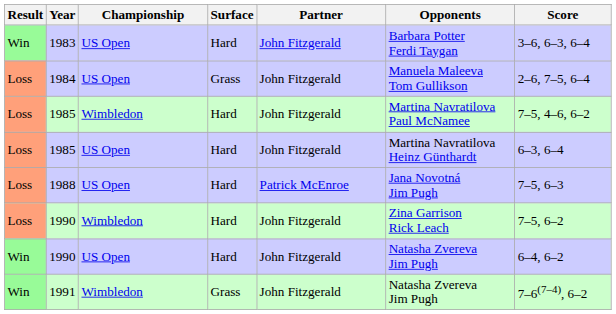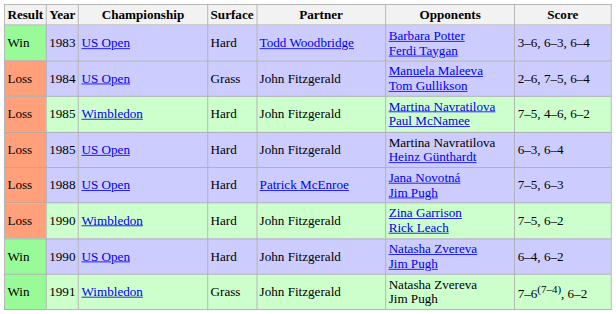(300, 43) John Fitzgerald -> (307, 43) Todd Woodbridge
